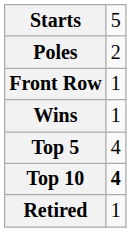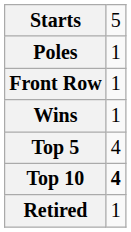(116, 52) 2 -> (116, 52) 1
